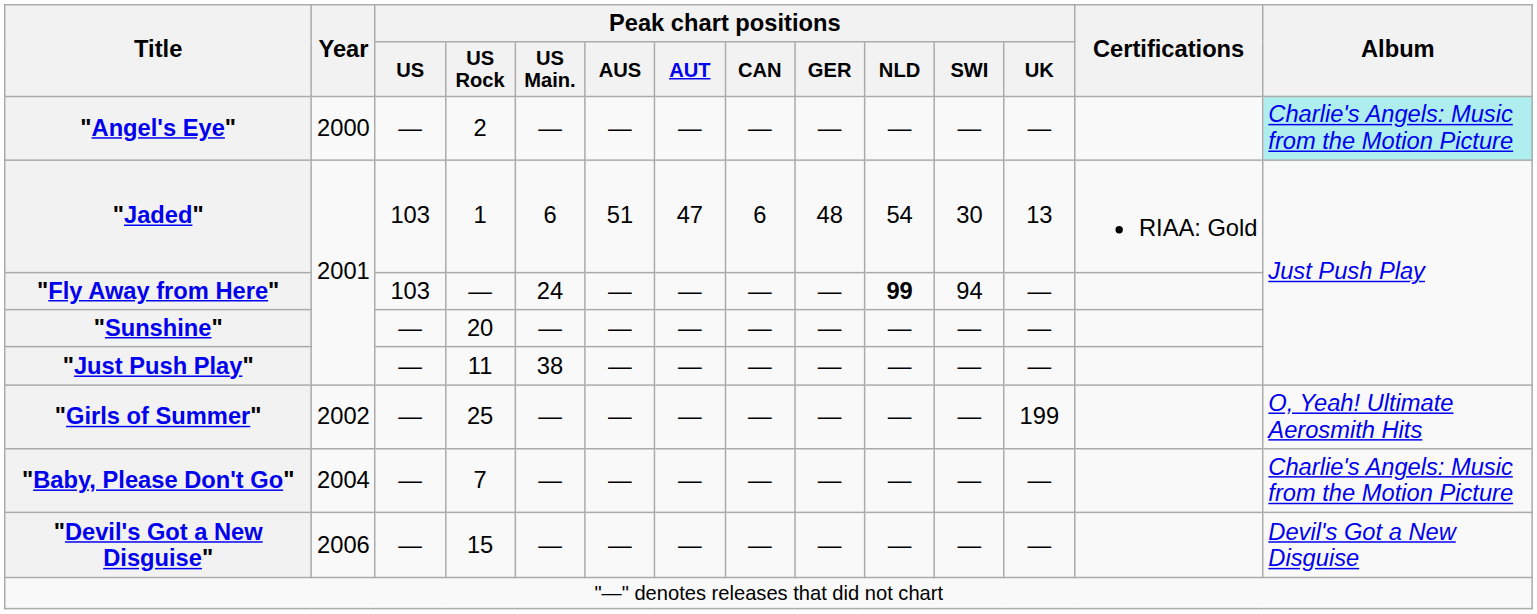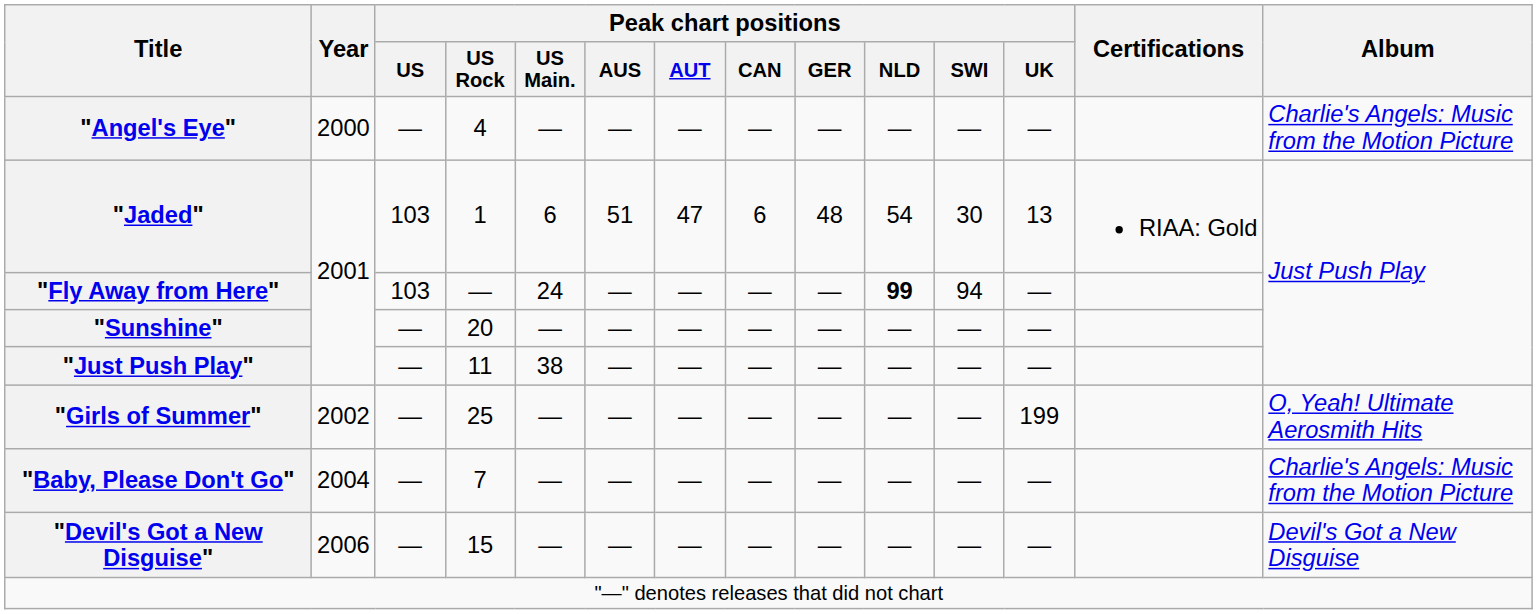(480, 128) 2 -> (480, 128) 4
(1391, 128) paleturquoise background -> (1391, 128) no background
